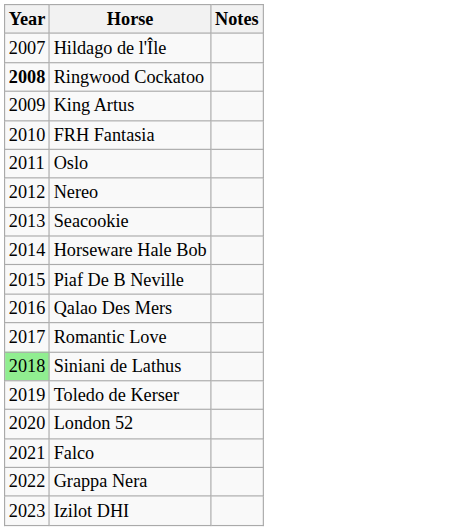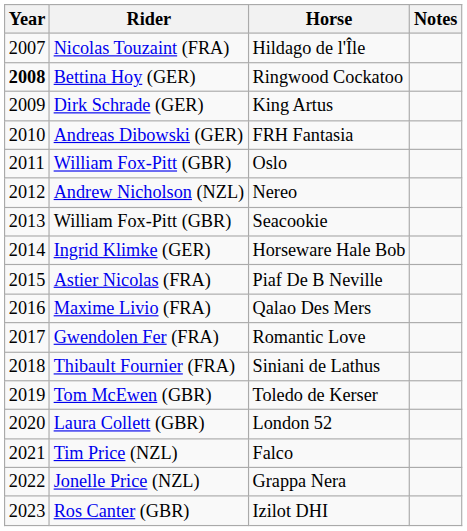+ column: (149, 18)
(27, 366) lightgreen background -> (27, 366) no background
